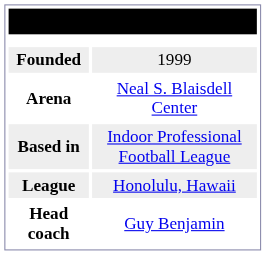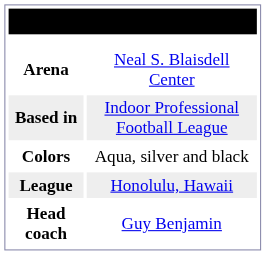- row: (49, 59)
+ row: (46, 156)
